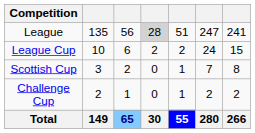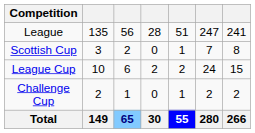(155, 32) lightgrey background -> (155, 32) no background
rows swapped: (44, 69) <-> (44, 50)
